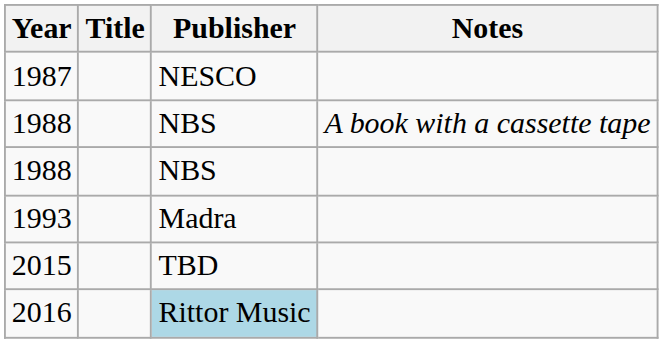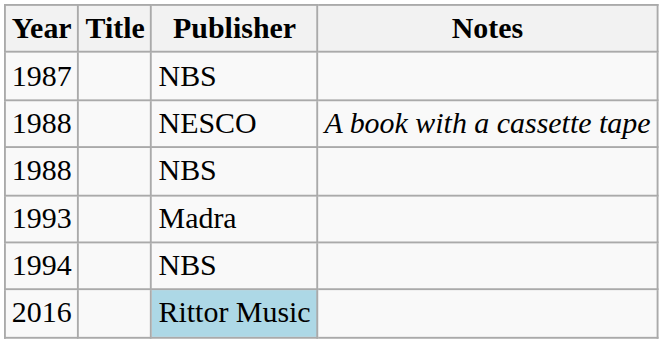(208, 75) NESCO -> (188, 75) NBS
(188, 123) NBS -> (208, 123) NESCO
+ row: (42, 265)
- row: (42, 265)
